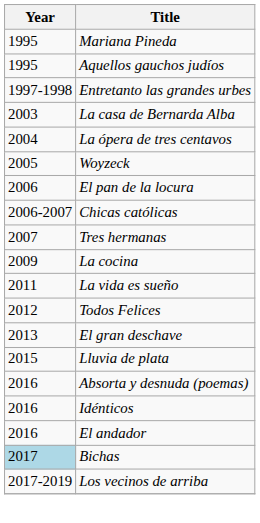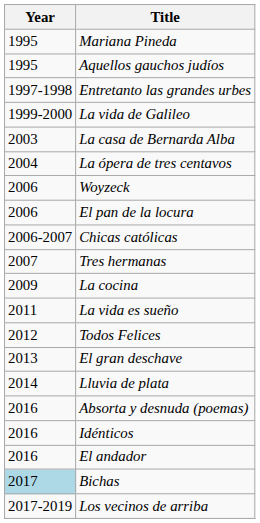+ row: (135, 114)
(23, 163) 2005 -> (23, 188) 2006
(23, 359) 2015 -> (23, 384) 2014
